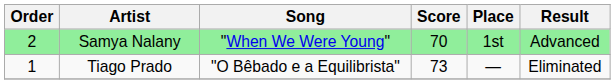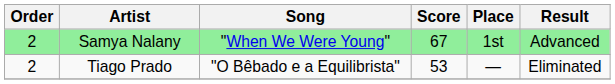(439, 41) 70 -> (439, 41) 67
(32, 66) 1 -> (32, 66) 2
(439, 66) 73 -> (439, 66) 53
